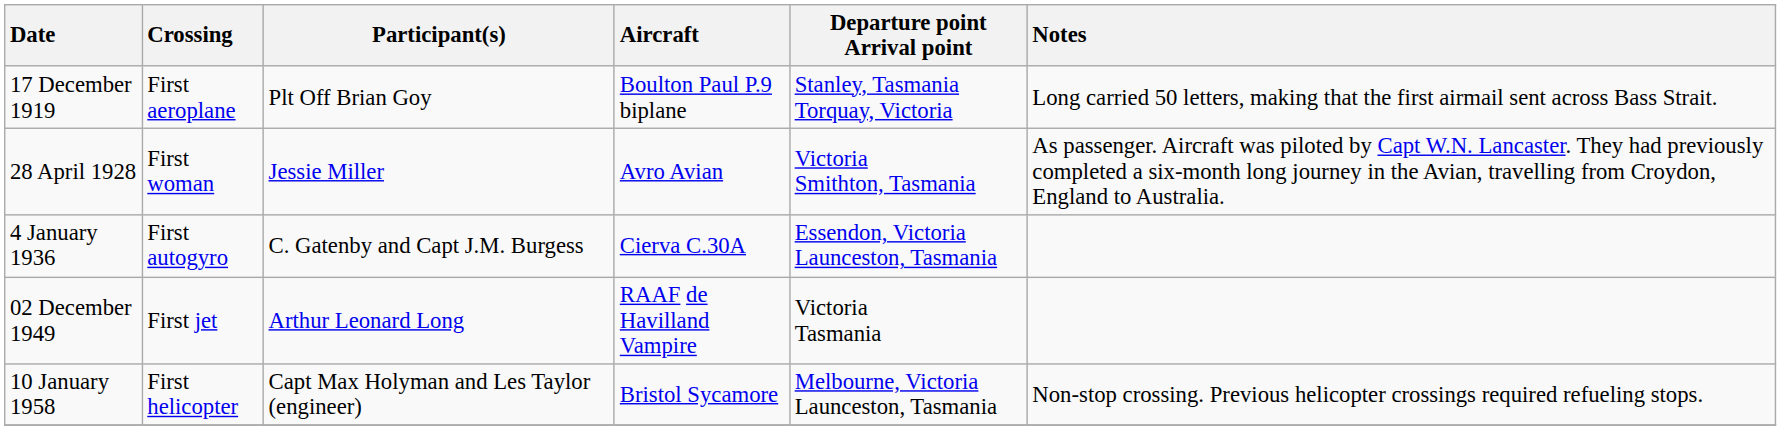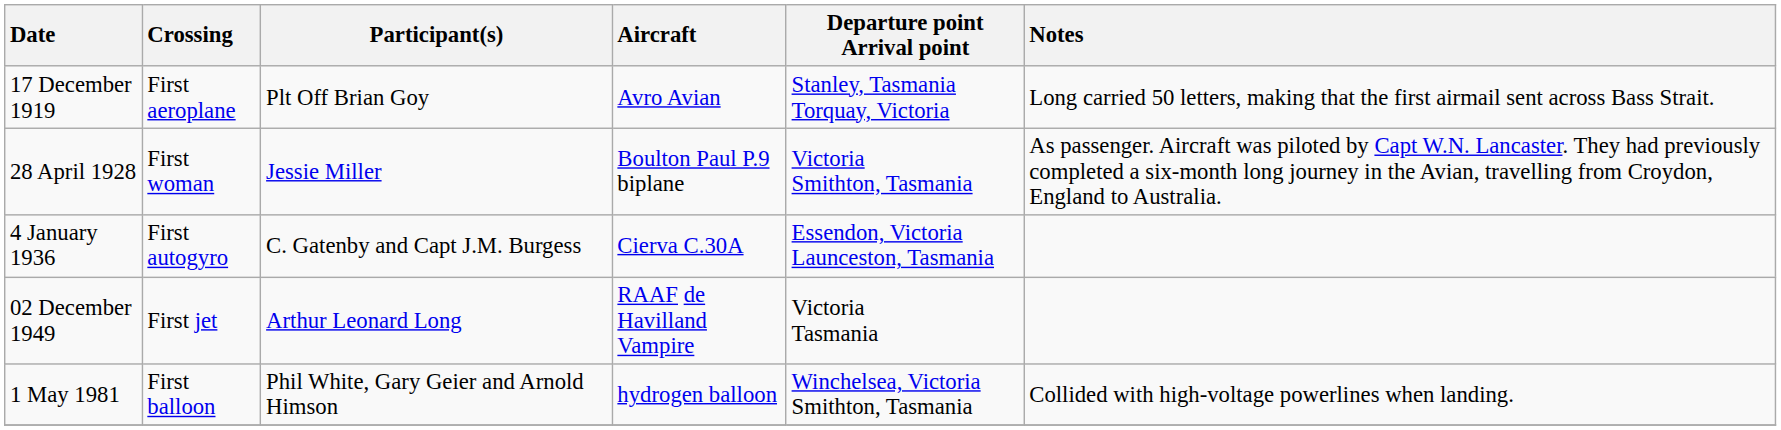(696, 96) Boulton Paul P.9 biplane -> (669, 96) Avro Avian
(671, 171) Avro Avian -> (693, 171) Boulton Paul P.9 biplane
- row: (59, 394)
+ row: (65, 394)
